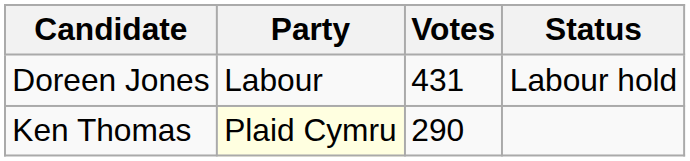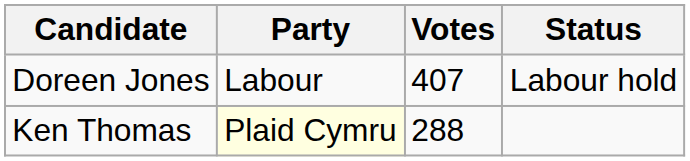(438, 79) 431 -> (438, 79) 407
(438, 130) 290 -> (438, 130) 288
